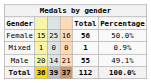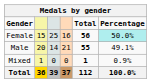(122, 36) no background -> (122, 36) paleturquoise background
rows swapped: (20, 60) <-> (20, 48)
